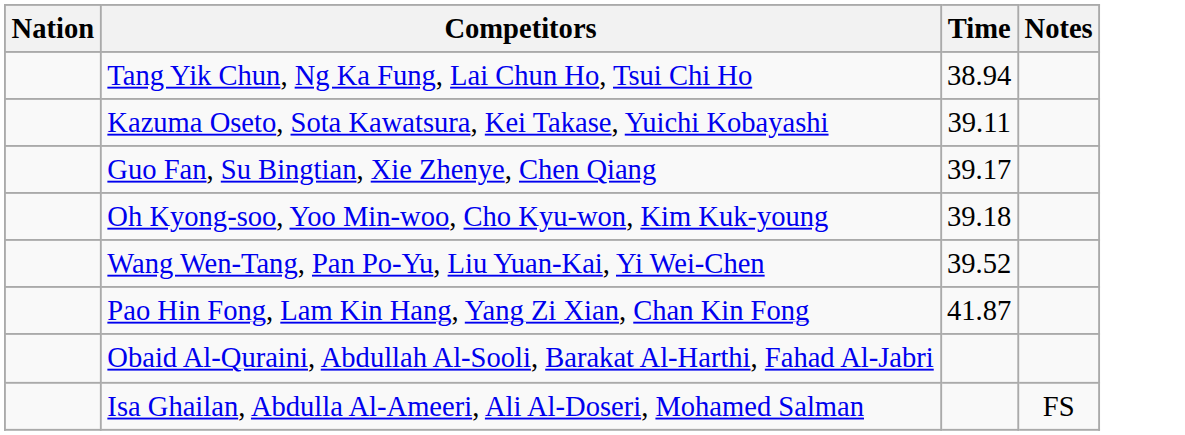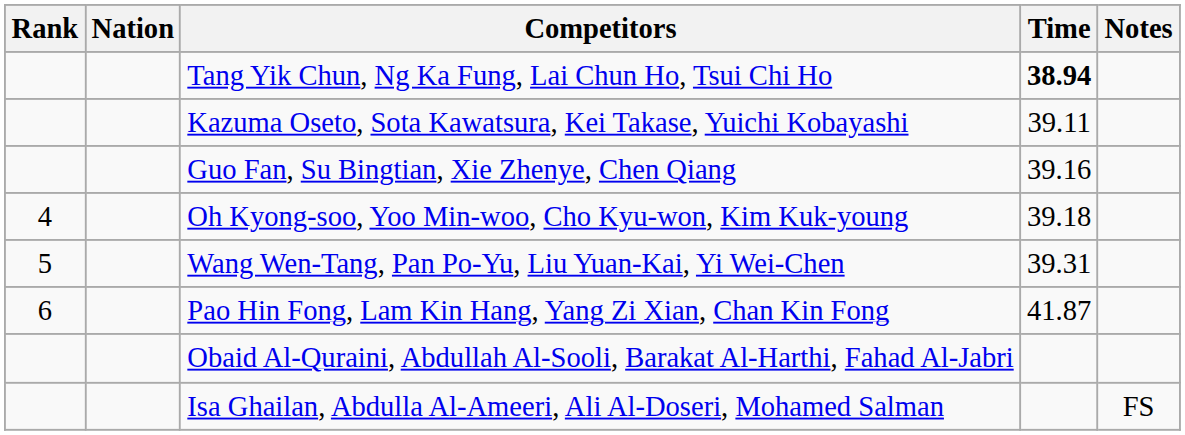+ column: (45, 28)
(979, 75) normal -> (1059, 75) bold
(979, 169) 39.17 -> (1059, 169) 39.16
(979, 263) 39.52 -> (1059, 263) 39.31
